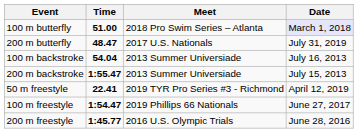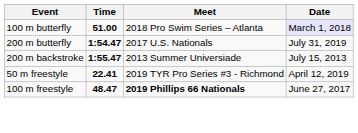(105, 43) 48.47 -> (105, 43) 1:54.47
- row: (45, 58)
(105, 105) 1:54.47 -> (105, 89) 48.47
(182, 105) normal -> (185, 89) bold
- row: (40, 120)
